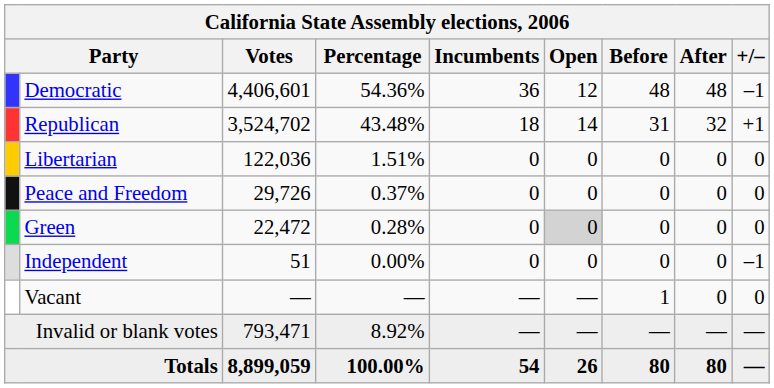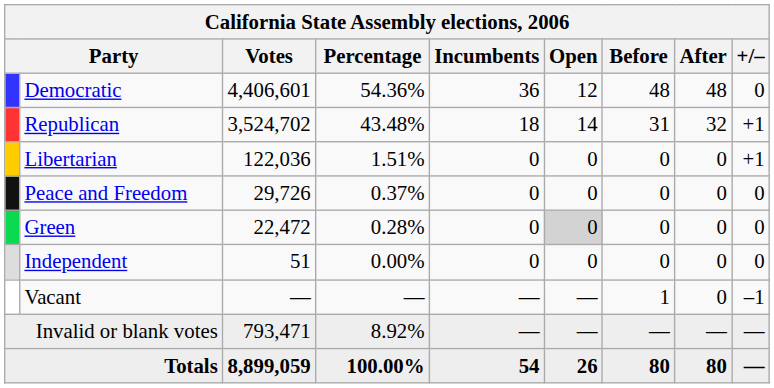(754, 90) –1 -> (759, 90) 0
(759, 159) 0 -> (754, 159) +1
(754, 262) –1 -> (759, 262) 0
(759, 296) 0 -> (754, 296) –1
